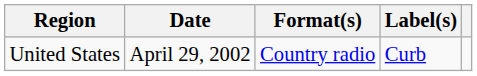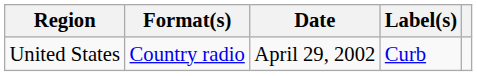columns swapped: (190, 20) <-> (318, 20)
